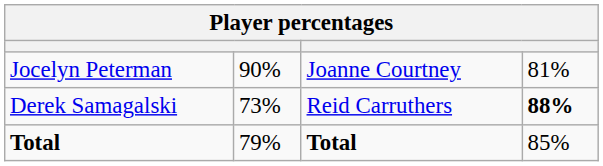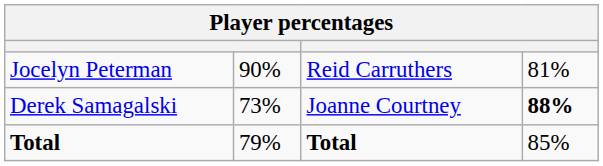(384, 69) Joanne Courtney -> (379, 69) Reid Carruthers
(379, 105) Reid Carruthers -> (384, 105) Joanne Courtney
